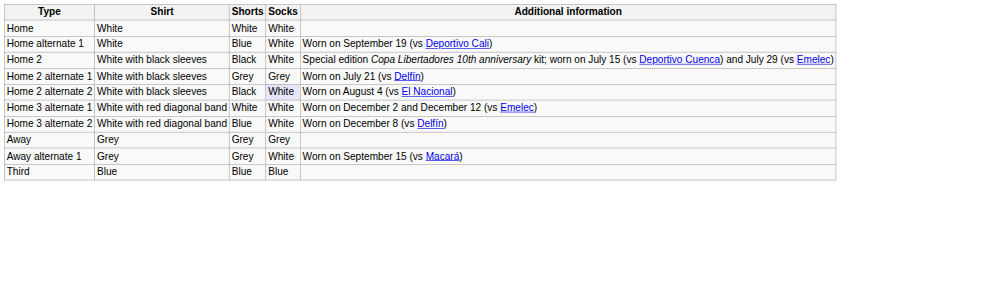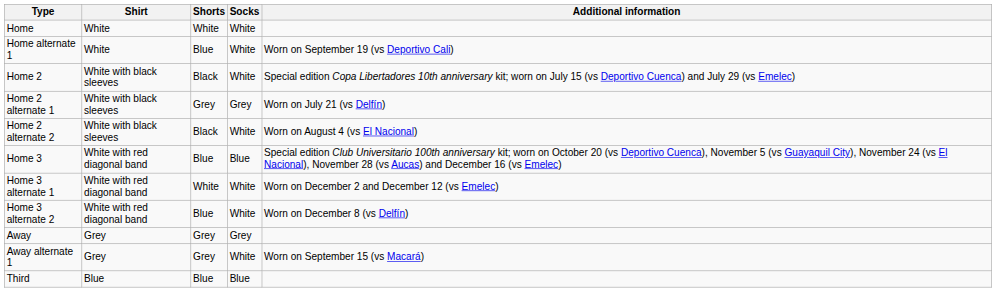(281, 92) lavender background -> (243, 132) no background
+ row: (24, 159)
